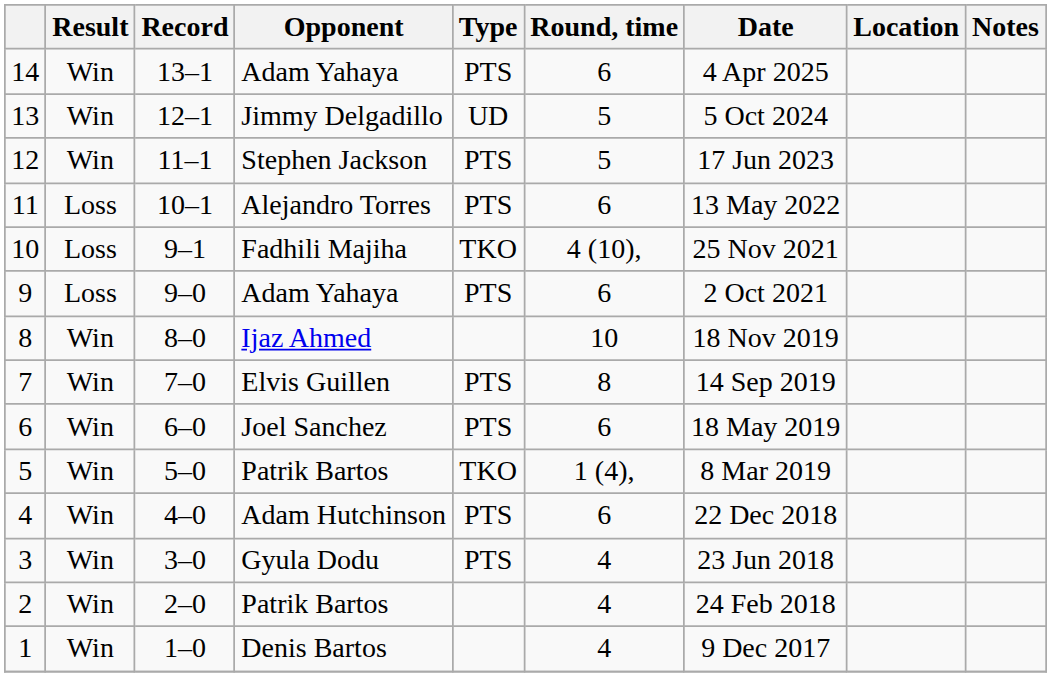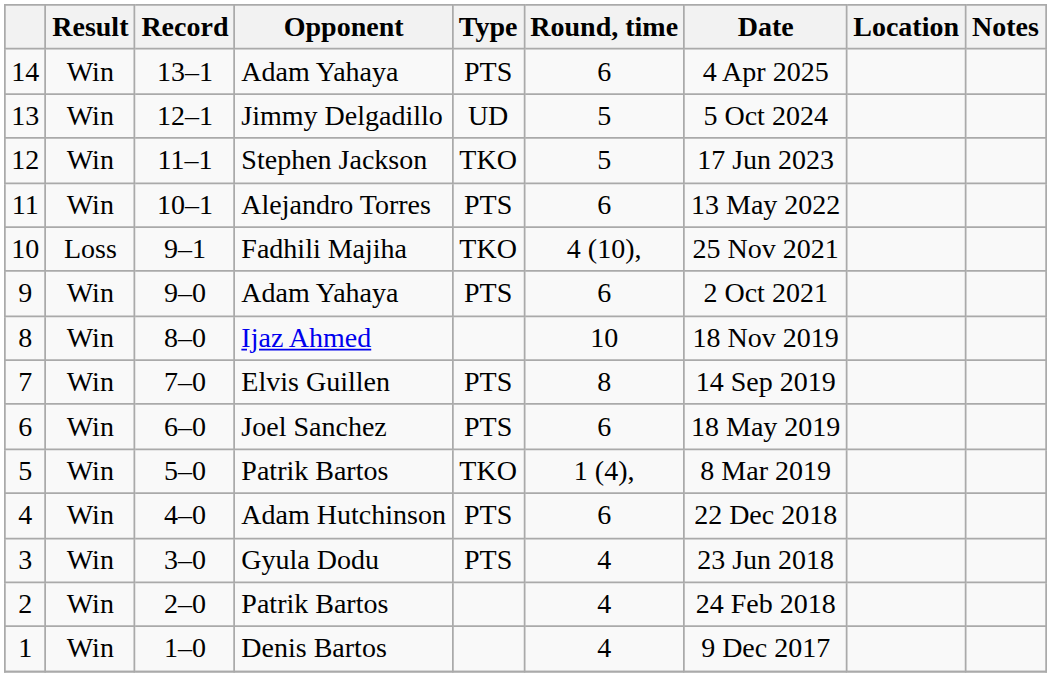(488, 159) PTS -> (488, 159) TKO
(90, 204) Loss -> (90, 204) Win
(90, 293) Loss -> (90, 293) Win
